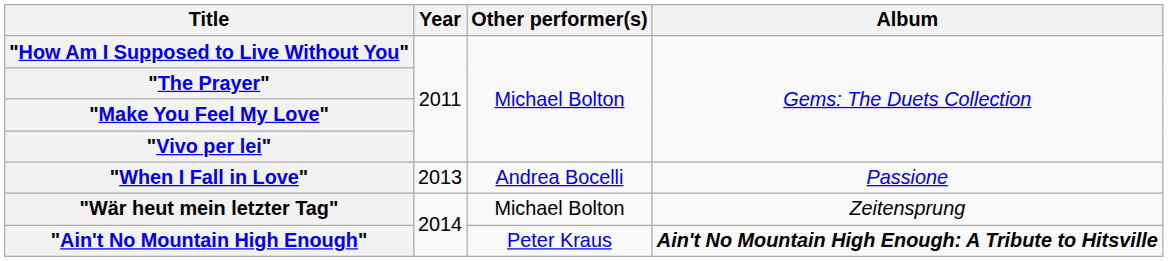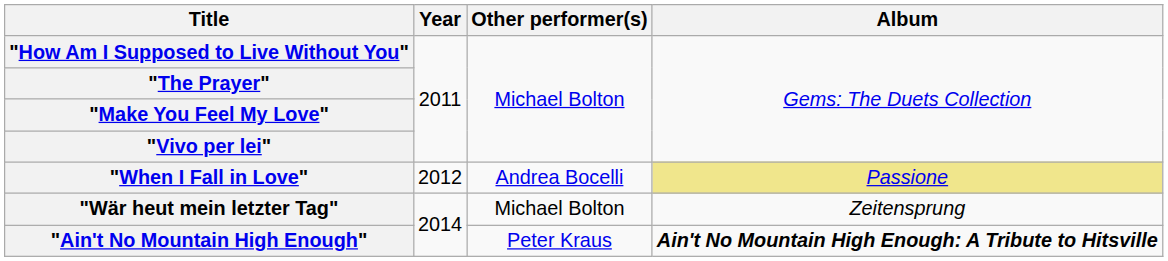(440, 177) 2013 -> (440, 177) 2012
(907, 177) no background -> (907, 177) khaki background
